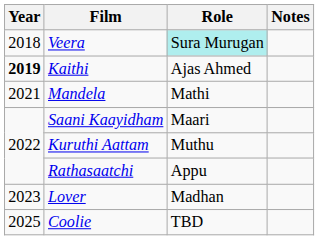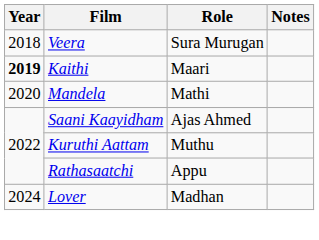(217, 42) paleturquoise background -> (217, 42) no background
(211, 68) Ajas Ahmed -> (190, 68) Maari
(24, 94) 2021 -> (24, 94) 2020
(190, 119) Maari -> (211, 119) Ajas Ahmed
(24, 196) 2023 -> (24, 196) 2024
- row: (70, 222)
